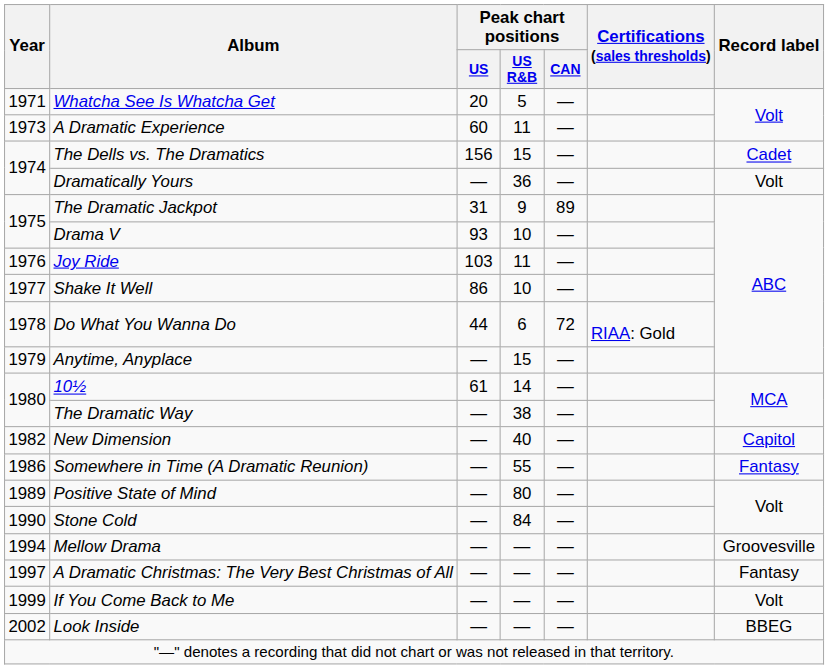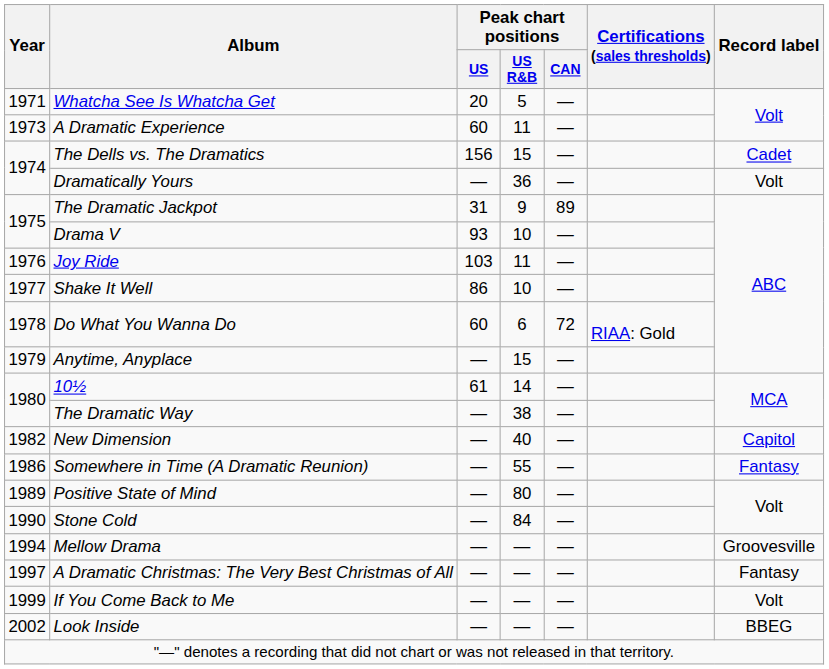(479, 324) 44 -> (479, 324) 60
